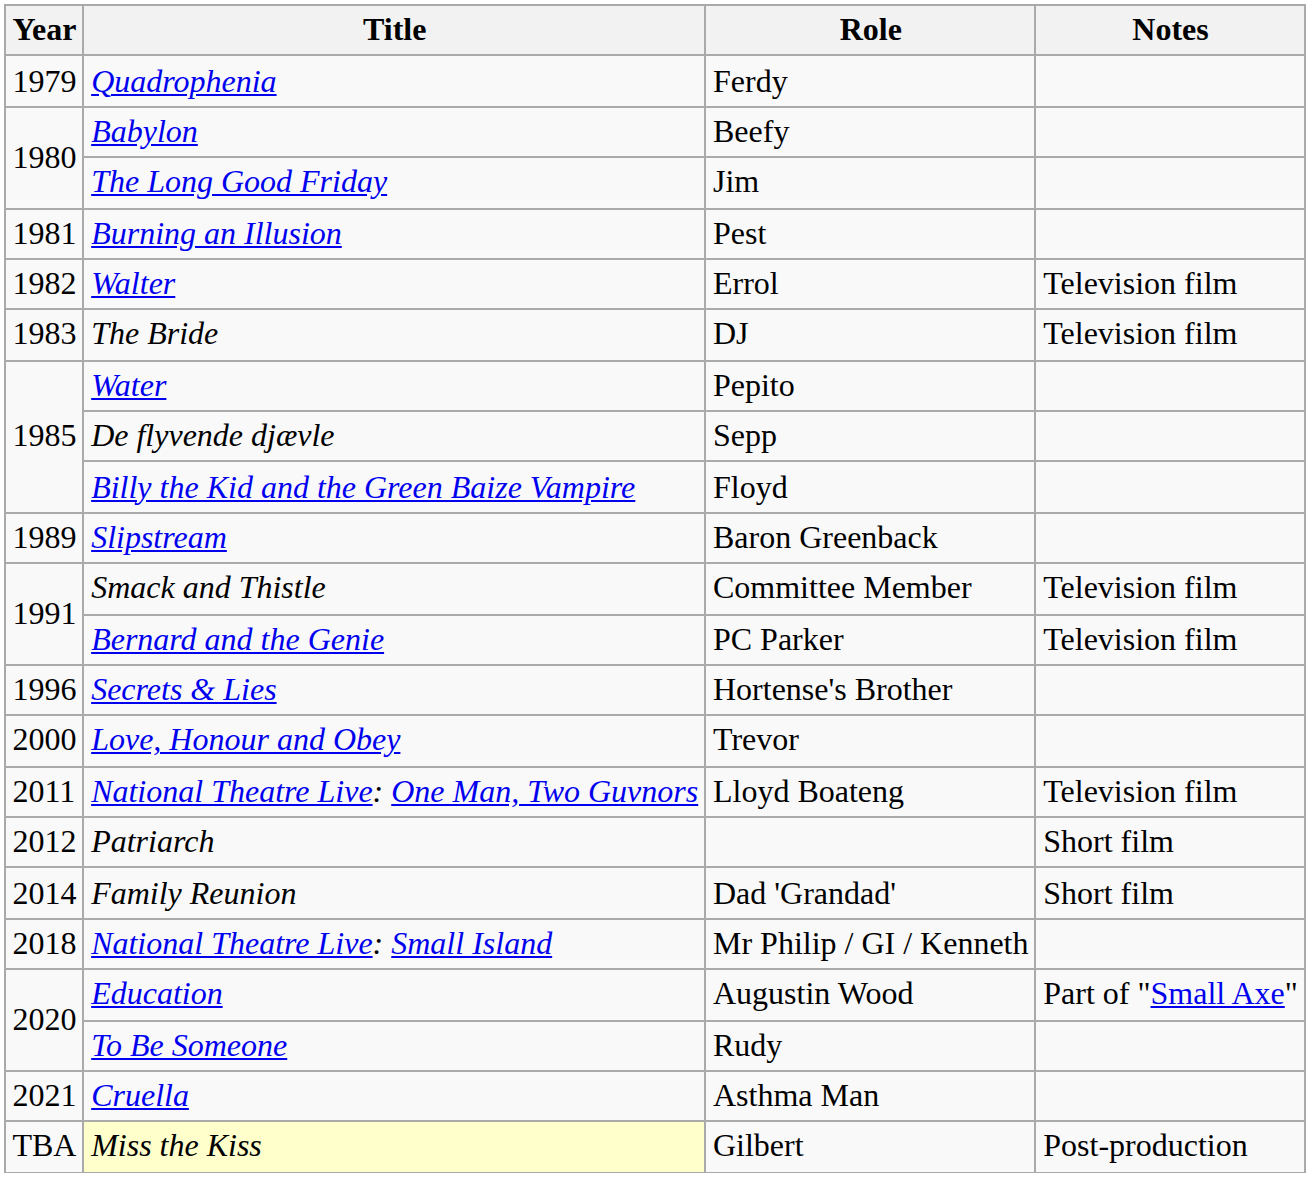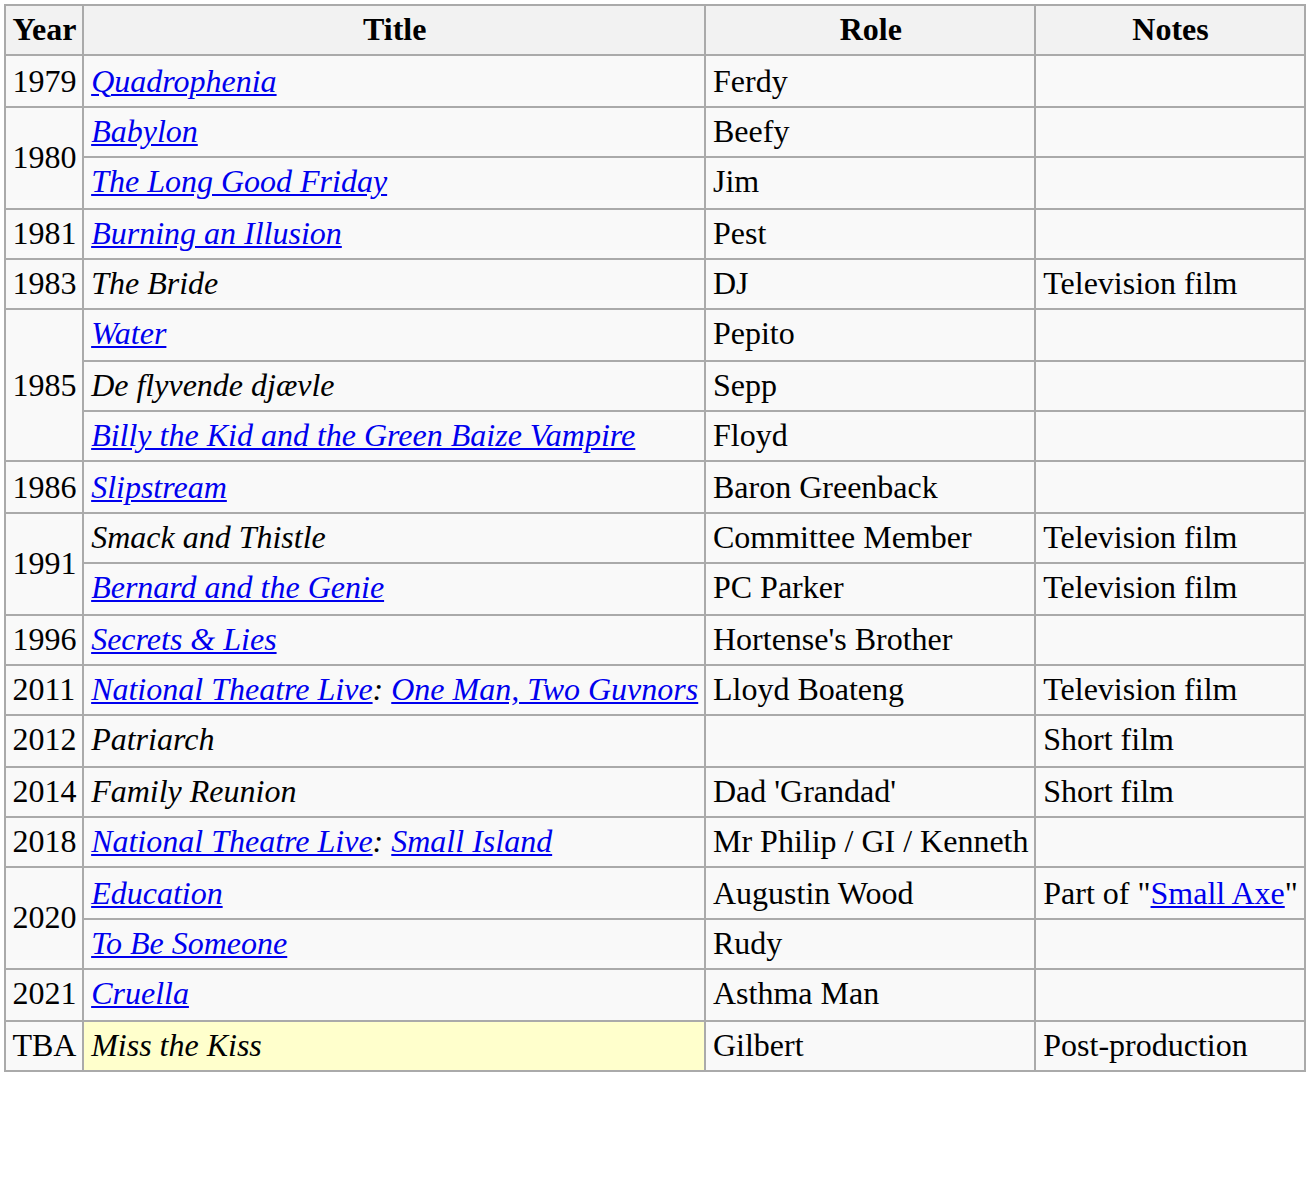- row: (133, 283)
(44, 537) 1989 -> (44, 486) 1986
- row: (246, 740)
